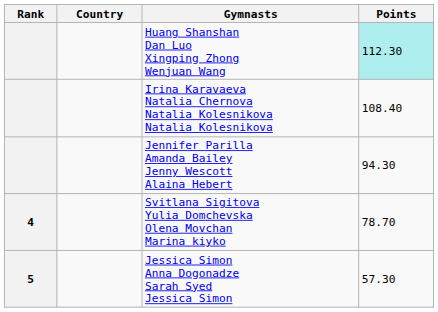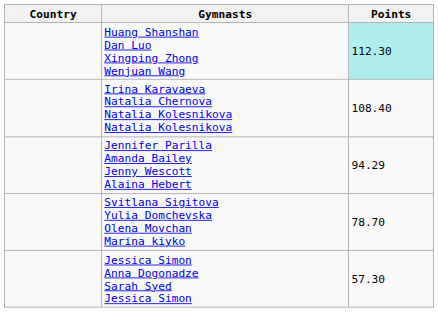- column: (31, 14)
(379, 165) 94.30 -> (368, 165) 94.29
